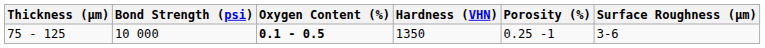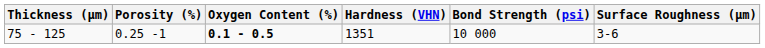columns swapped: (547, 14) <-> (184, 14)
(410, 34) 1350 -> (359, 34) 1351
